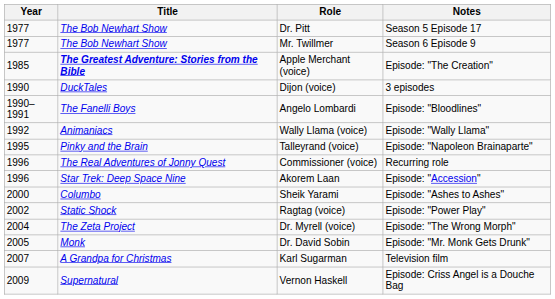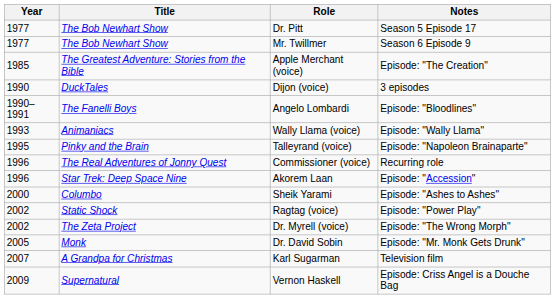(159, 66) bold -> (153, 66) normal
(18, 131) 1992 -> (18, 131) 1993
(18, 227) 2004 -> (18, 227) 2002
